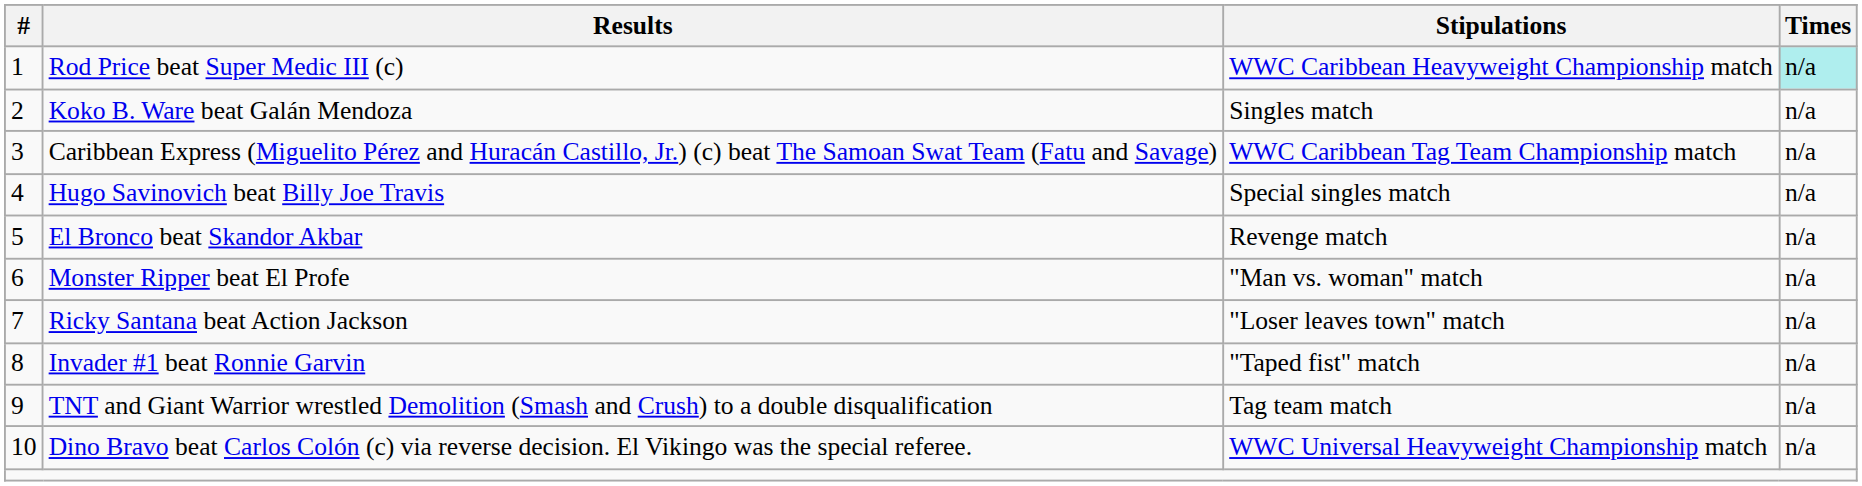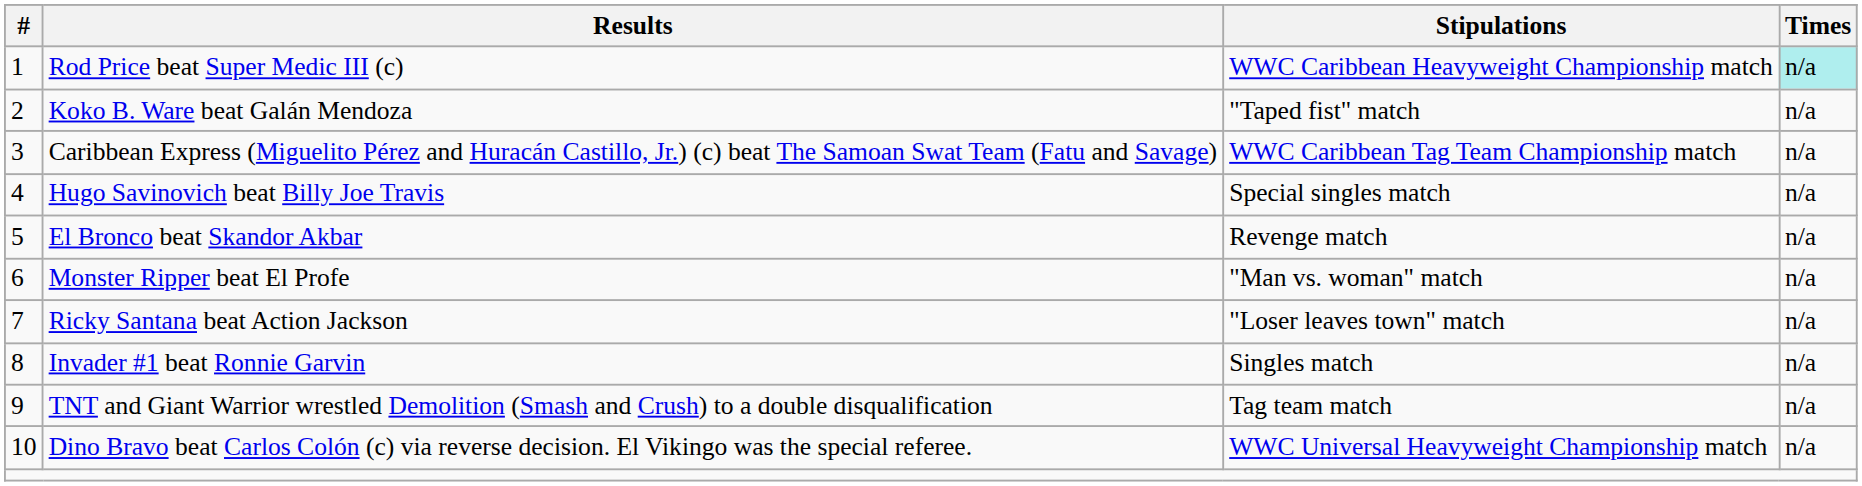(1301, 109) Singles match -> (1325, 109) "Taped fist" match
(1325, 362) "Taped fist" match -> (1301, 362) Singles match
